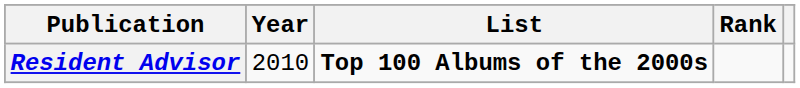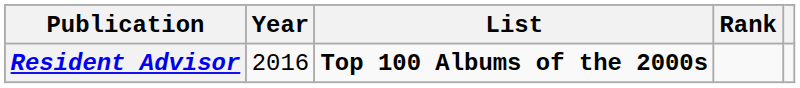(280, 63) 2010 -> (280, 63) 2016
